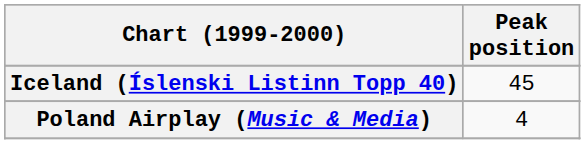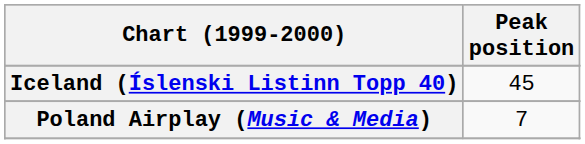(522, 120) 4 -> (522, 120) 7
